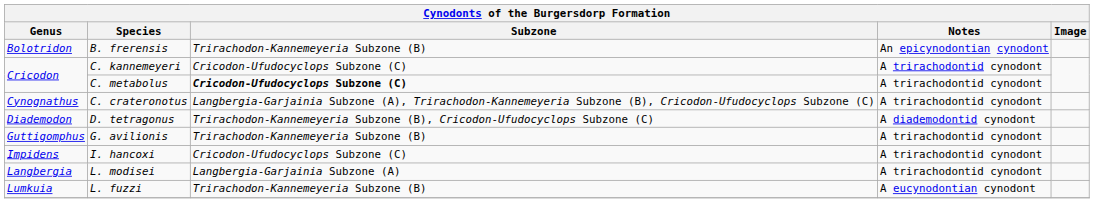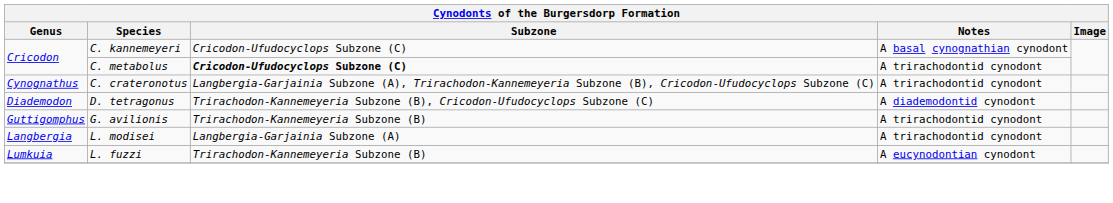- row: (129, 48)
(961, 66) A trirachodontid cynodont -> (974, 48) A basal cynognathian cynodont
- row: (123, 154)
